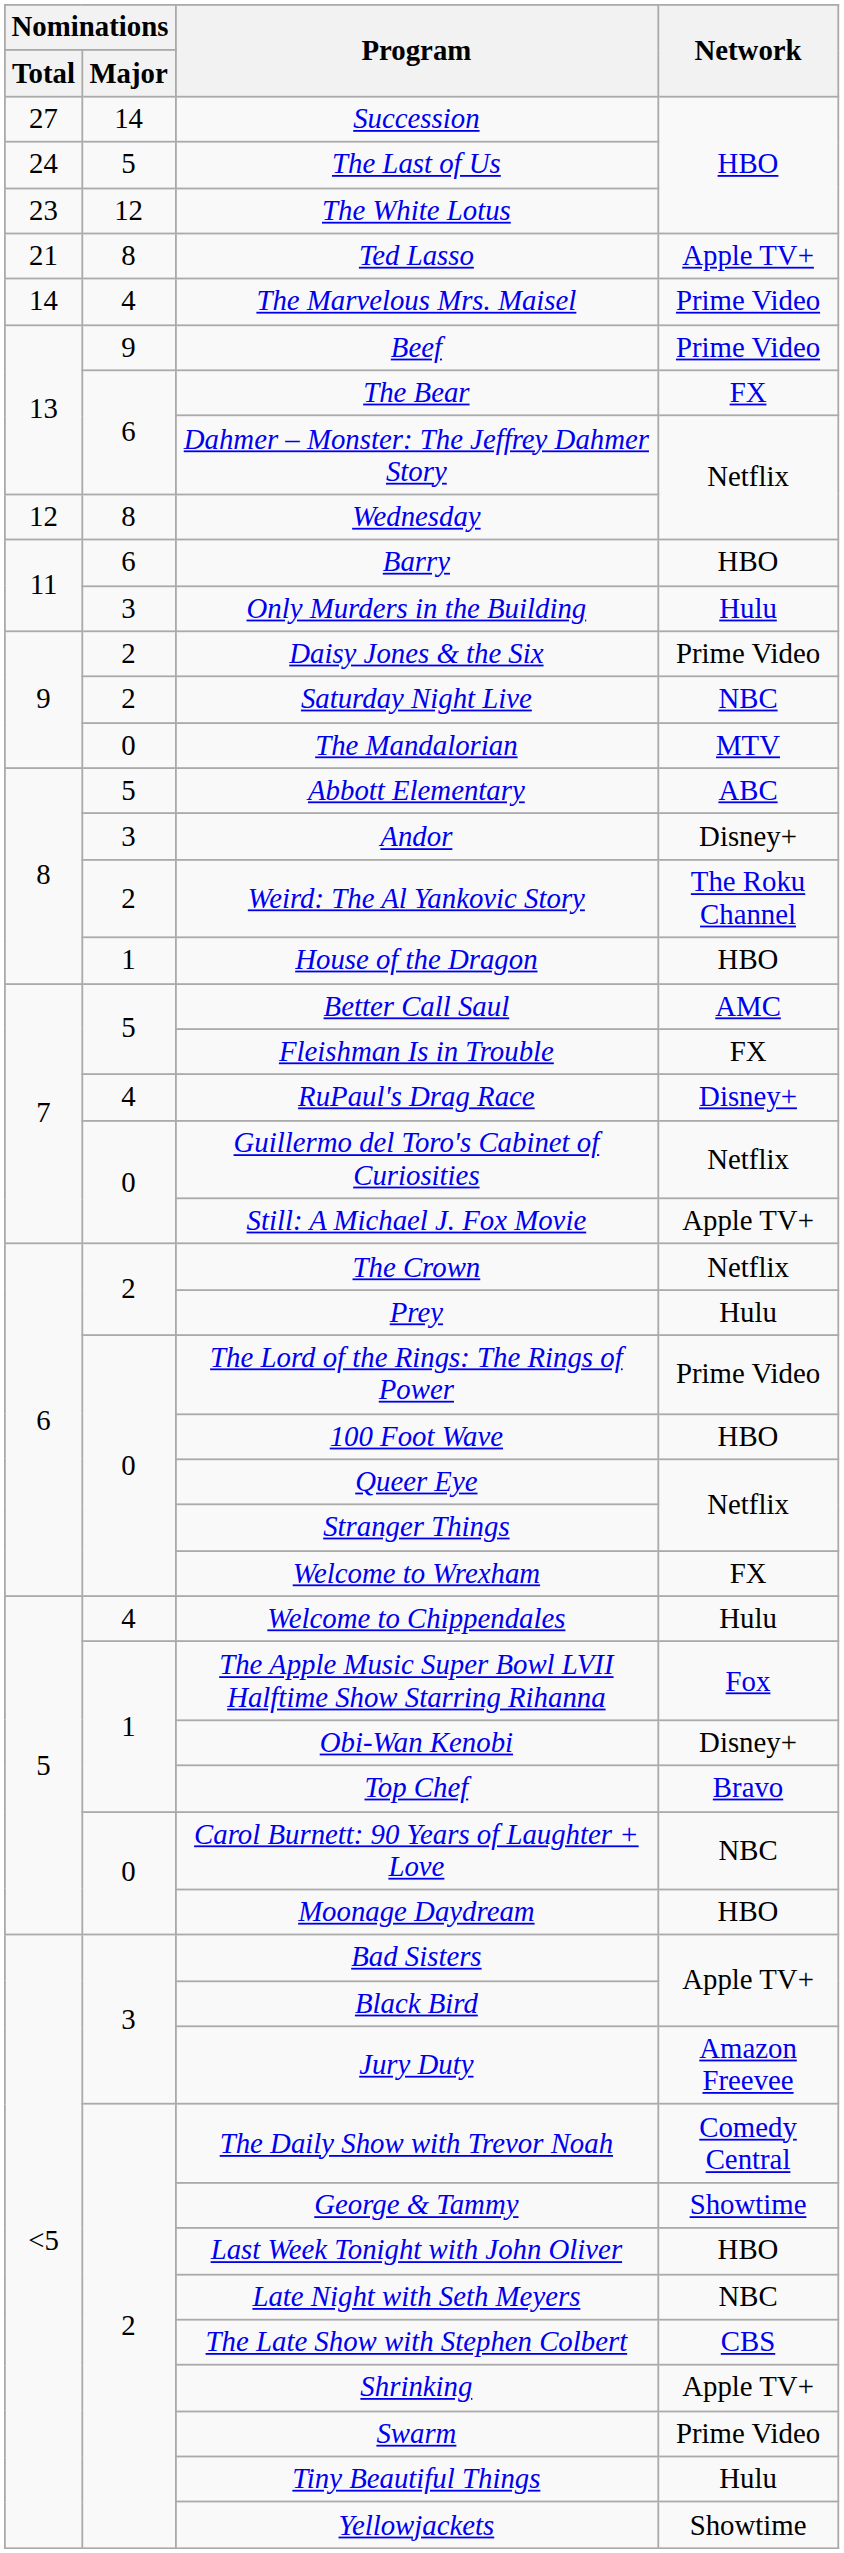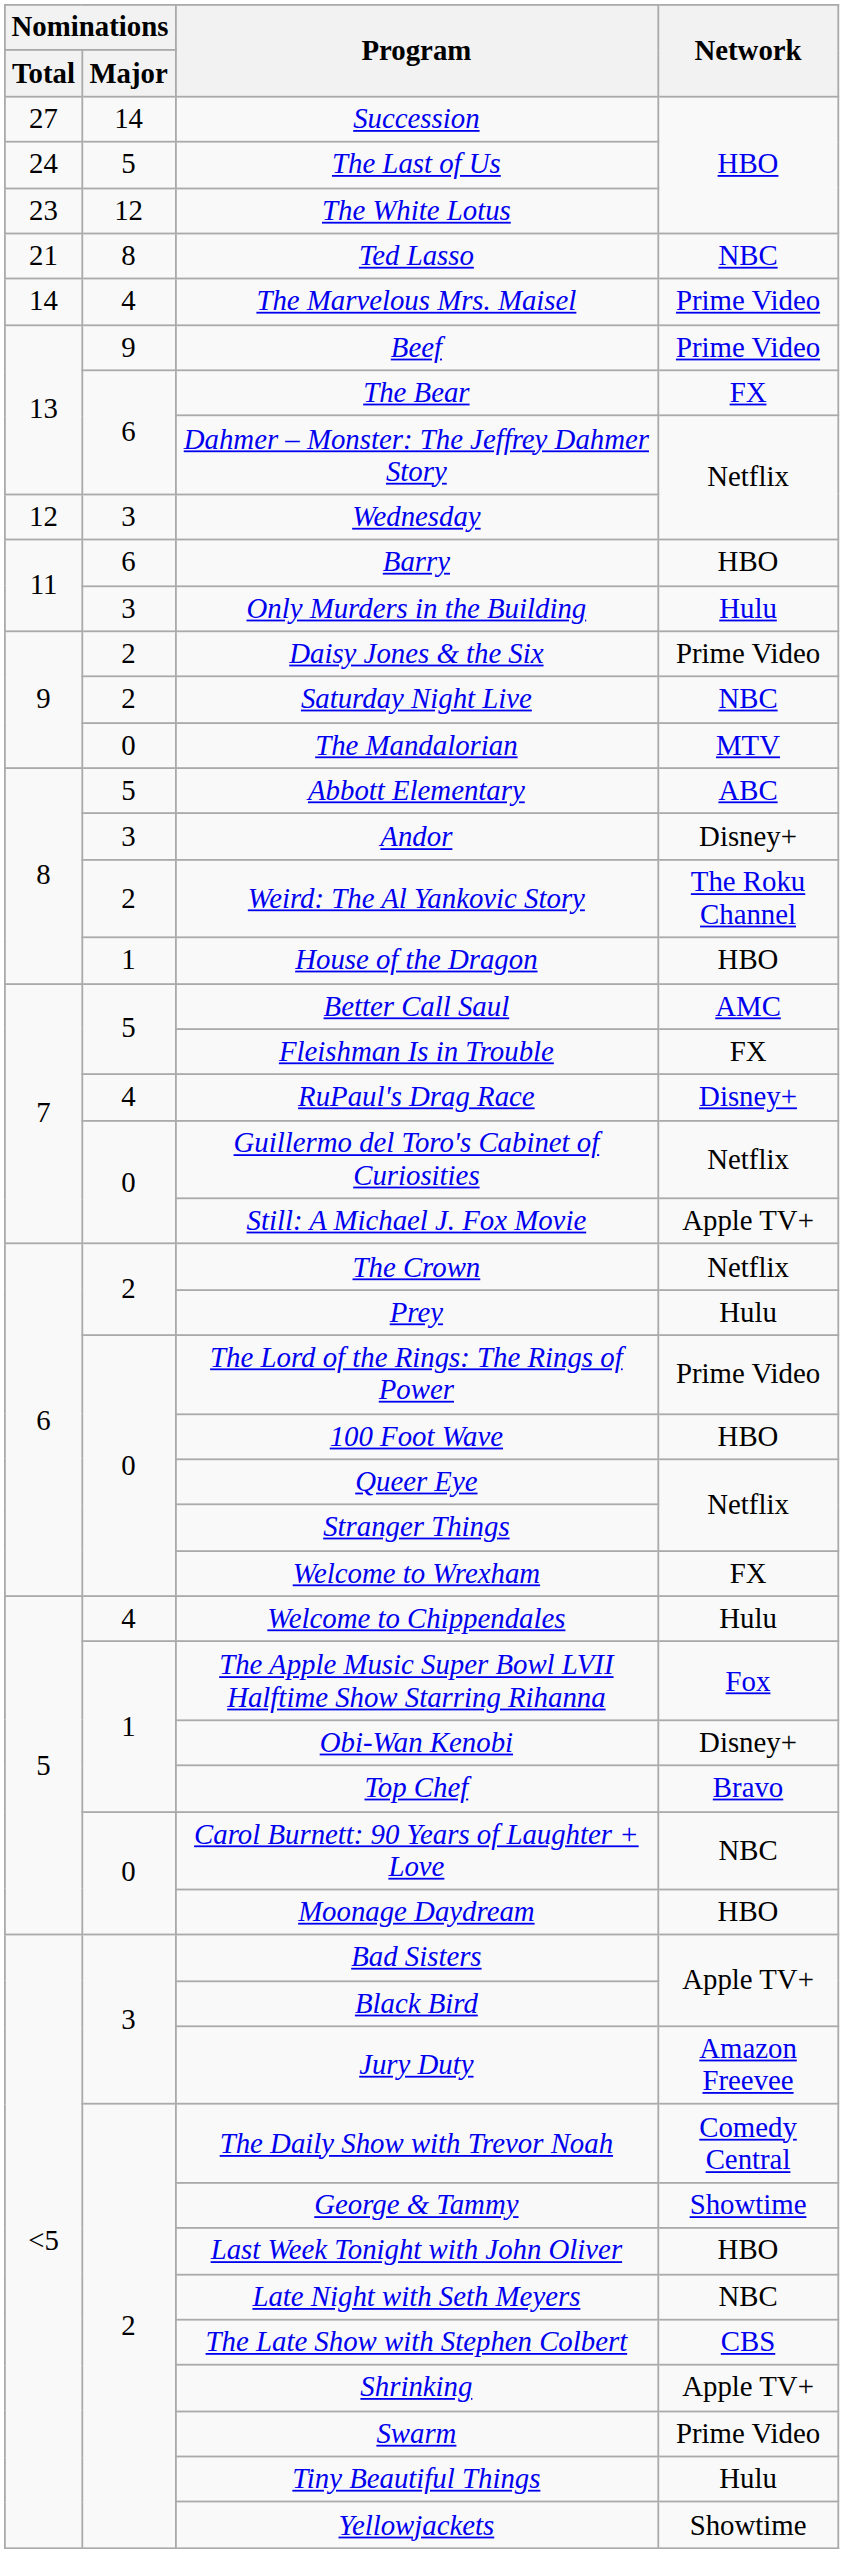(748, 255) Apple TV+ -> (748, 255) NBC
(129, 516) 8 -> (129, 516) 3
